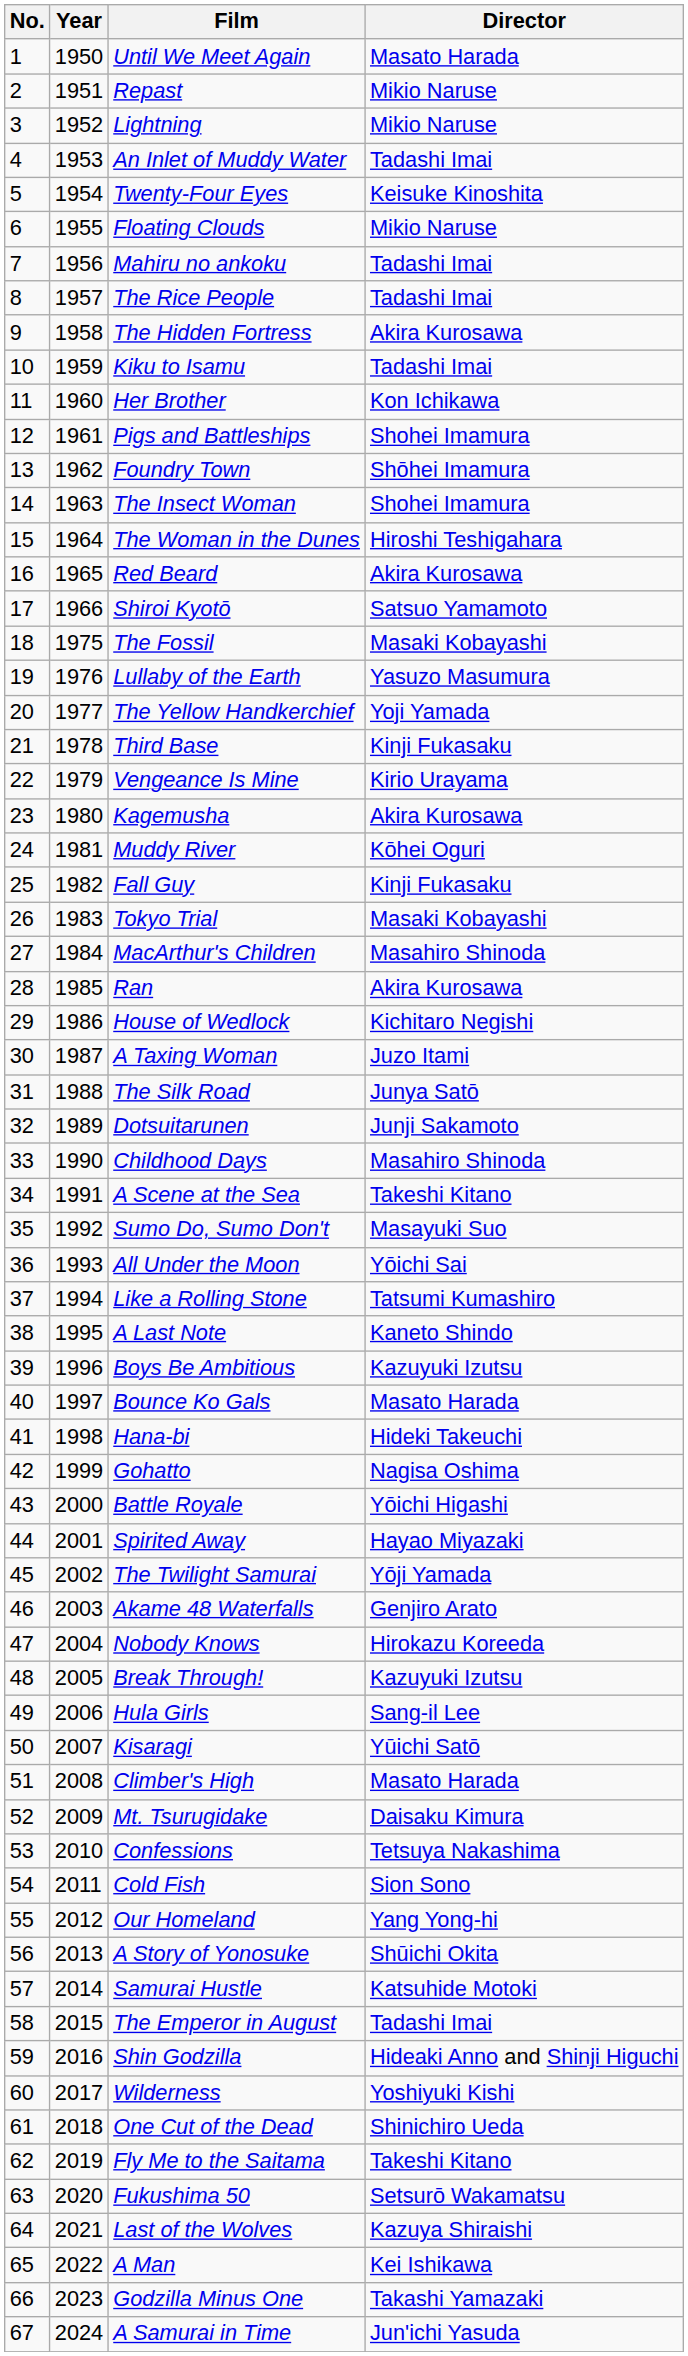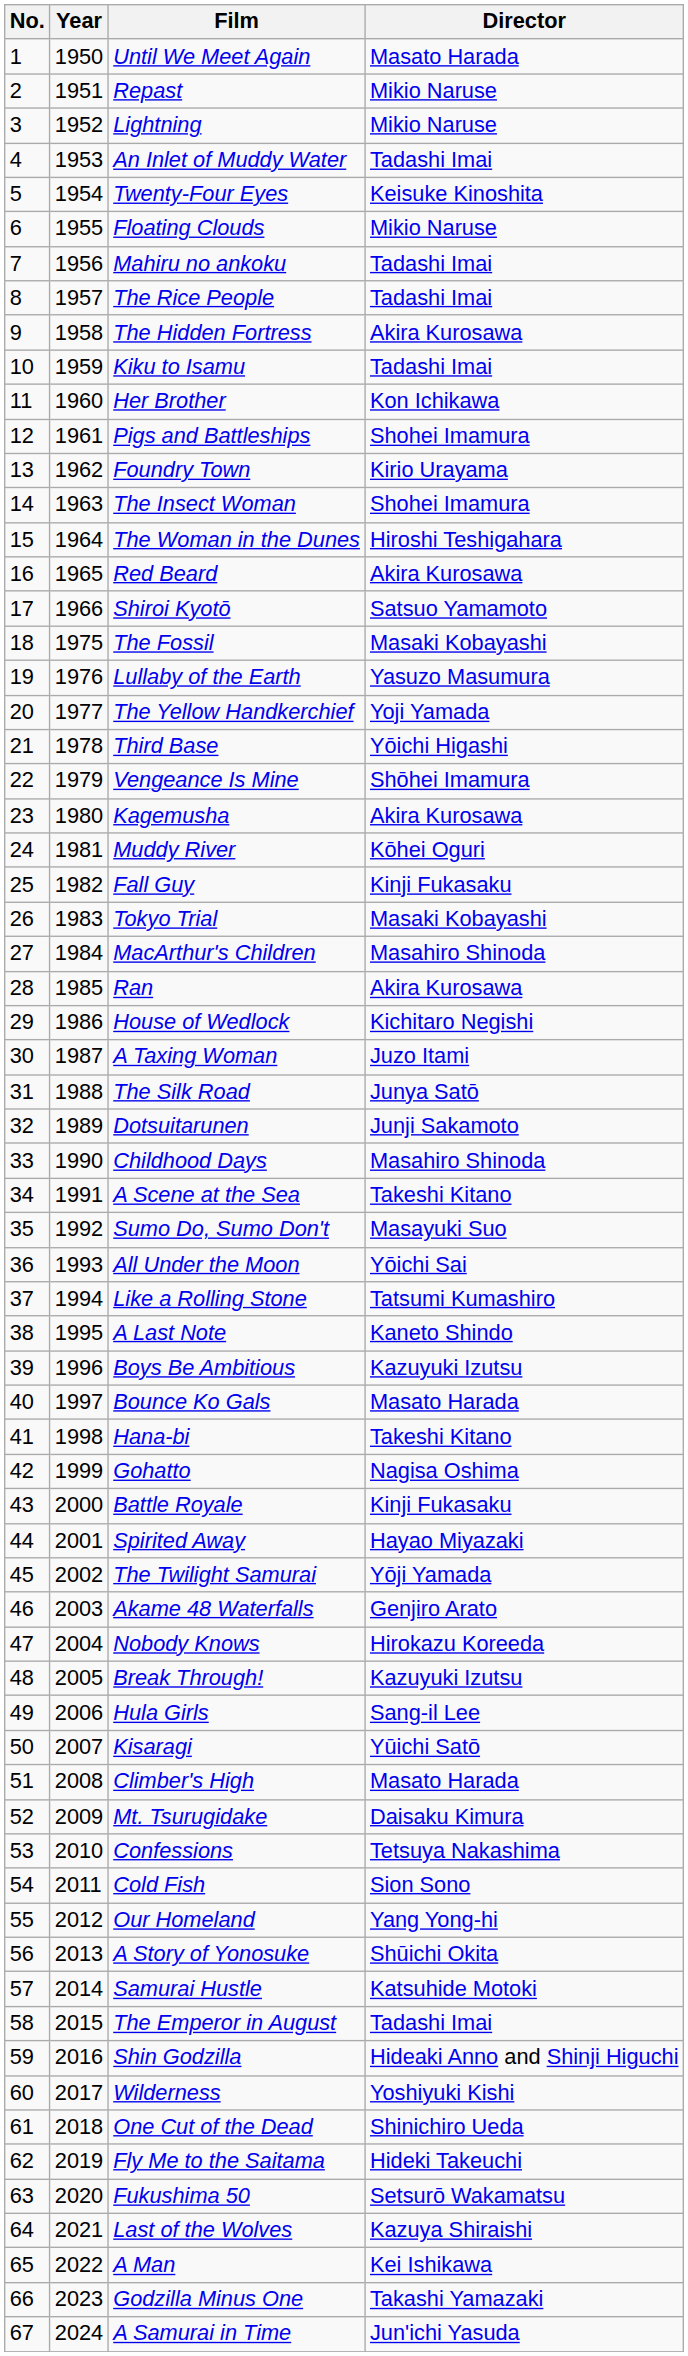(450, 470) Shōhei Imamura -> (439, 470) Kirio Urayama
(441, 746) Kinji Fukasaku -> (439, 746) Yōichi Higashi
(439, 780) Kirio Urayama -> (450, 780) Shōhei Imamura
(446, 1436) Hideki Takeuchi -> (441, 1436) Takeshi Kitano
(439, 1505) Yōichi Higashi -> (441, 1505) Kinji Fukasaku
(441, 2161) Takeshi Kitano -> (446, 2161) Hideki Takeuchi
